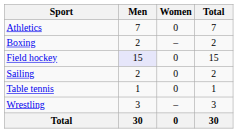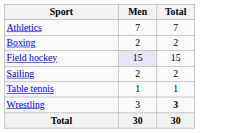- column: (176, 12)
(214, 105) normal -> (176, 105) bold
